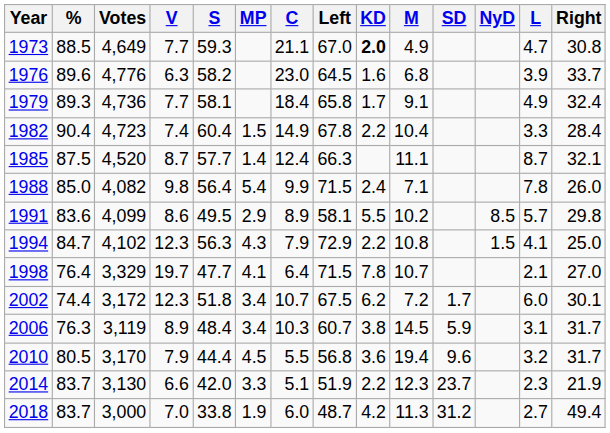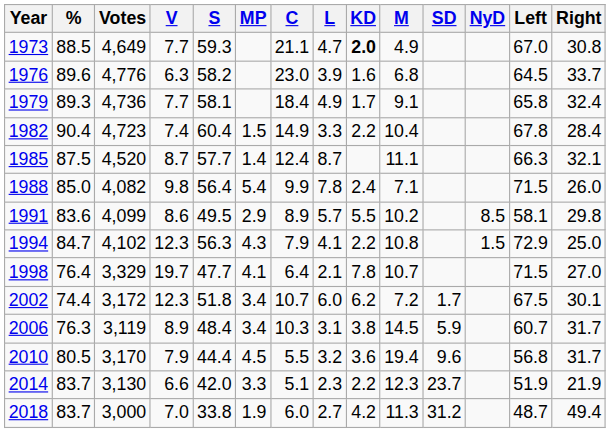columns swapped: (536, 18) <-> (335, 18)
